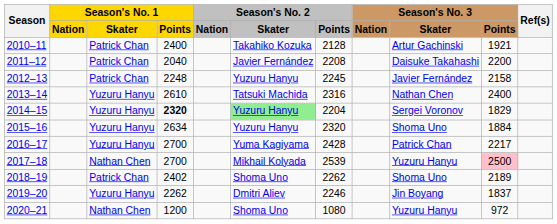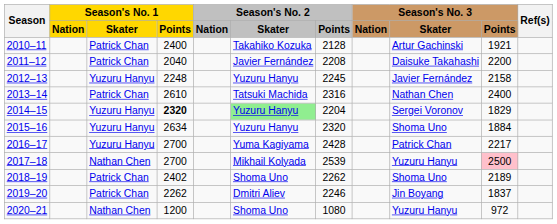(119, 78) Patrick Chan -> (122, 78) Yuzuru Hanyu
(122, 95) Yuzuru Hanyu -> (119, 95) Patrick Chan
(122, 194) Yuzuru Hanyu -> (119, 194) Patrick Chan
